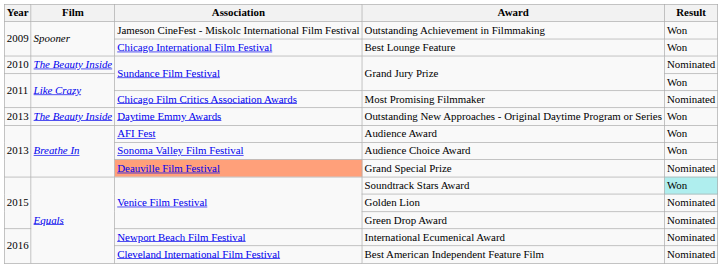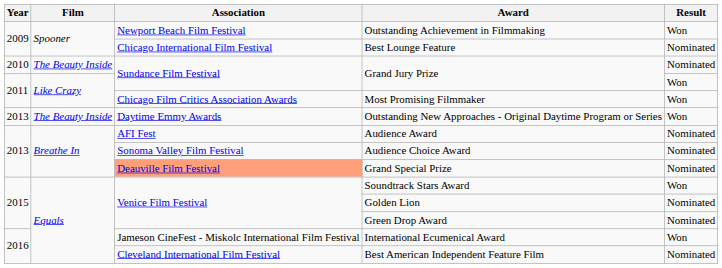(238, 30) Jameson CineFest - Miskolc International Film Festival -> (181, 30) Newport Beach Film Festival
(677, 47) Won -> (691, 47) Nominated
(691, 99) Nominated -> (677, 99) Won
(677, 133) Won -> (691, 133) Nominated
(677, 151) Won -> (691, 151) Nominated
(677, 185) paleturquoise background -> (677, 185) no background
(181, 237) Newport Beach Film Festival -> (238, 237) Jameson CineFest - Miskolc International Film Festival
(691, 237) Nominated -> (677, 237) Won
